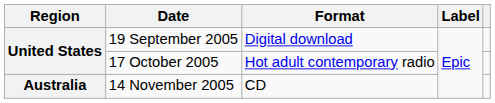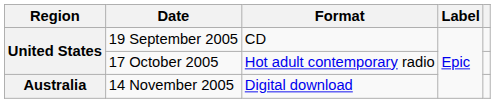(299, 39) Digital download -> (255, 39) CD
(255, 86) CD -> (299, 86) Digital download
